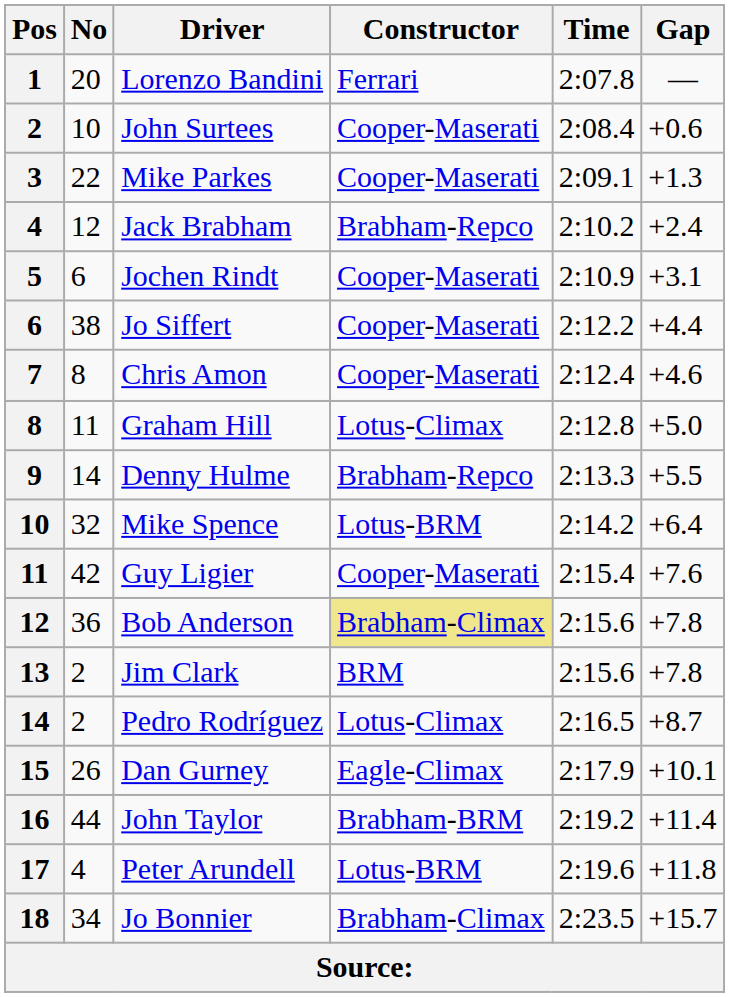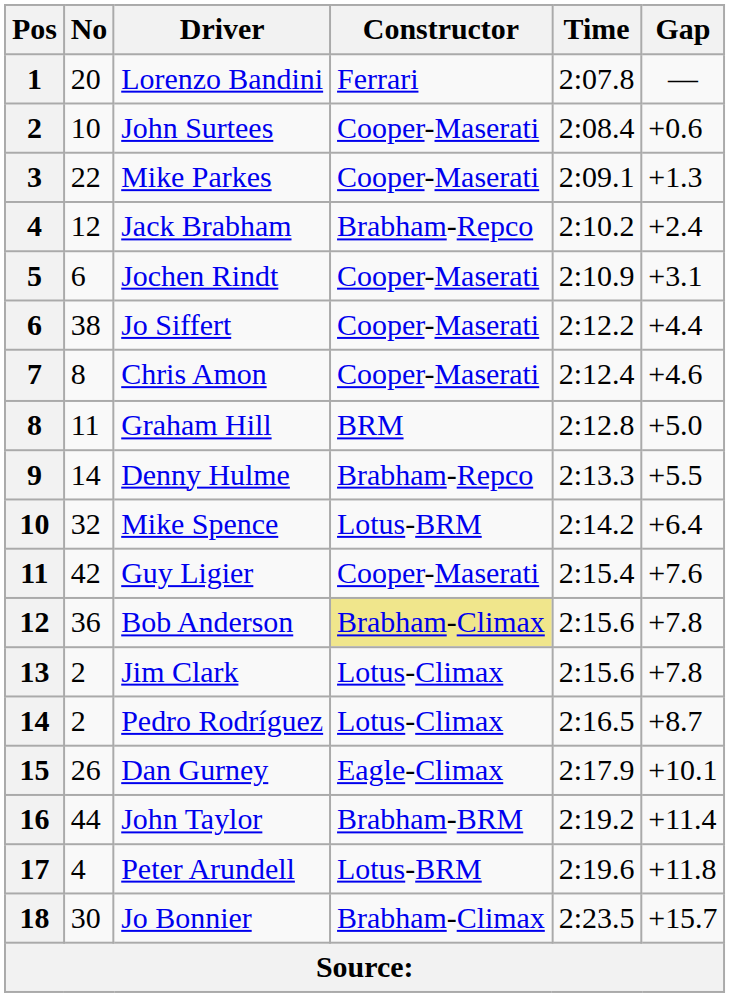(420, 424) Lotus-Climax -> (370, 424) BRM
(370, 671) BRM -> (420, 671) Lotus-Climax
(86, 918) 34 -> (86, 918) 30
